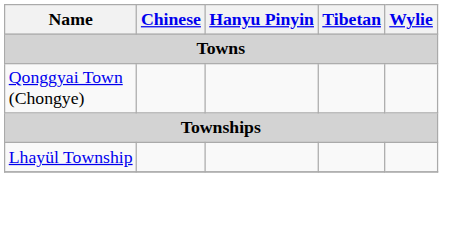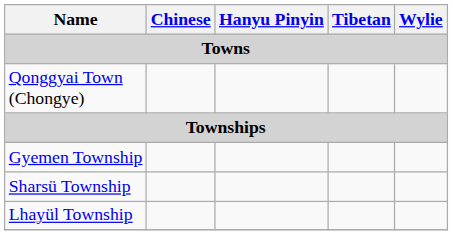+ row: (76, 157)
+ row: (70, 186)
